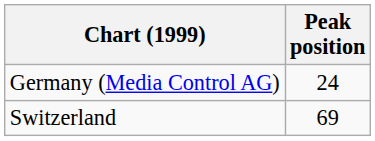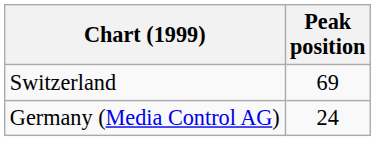rows swapped: (145, 82) <-> (63, 117)
